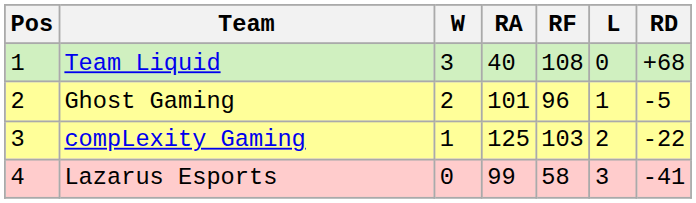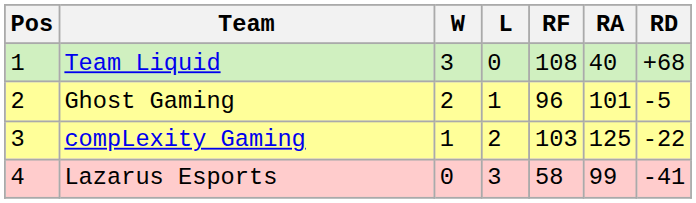columns swapped: (613, 24) <-> (509, 24)
